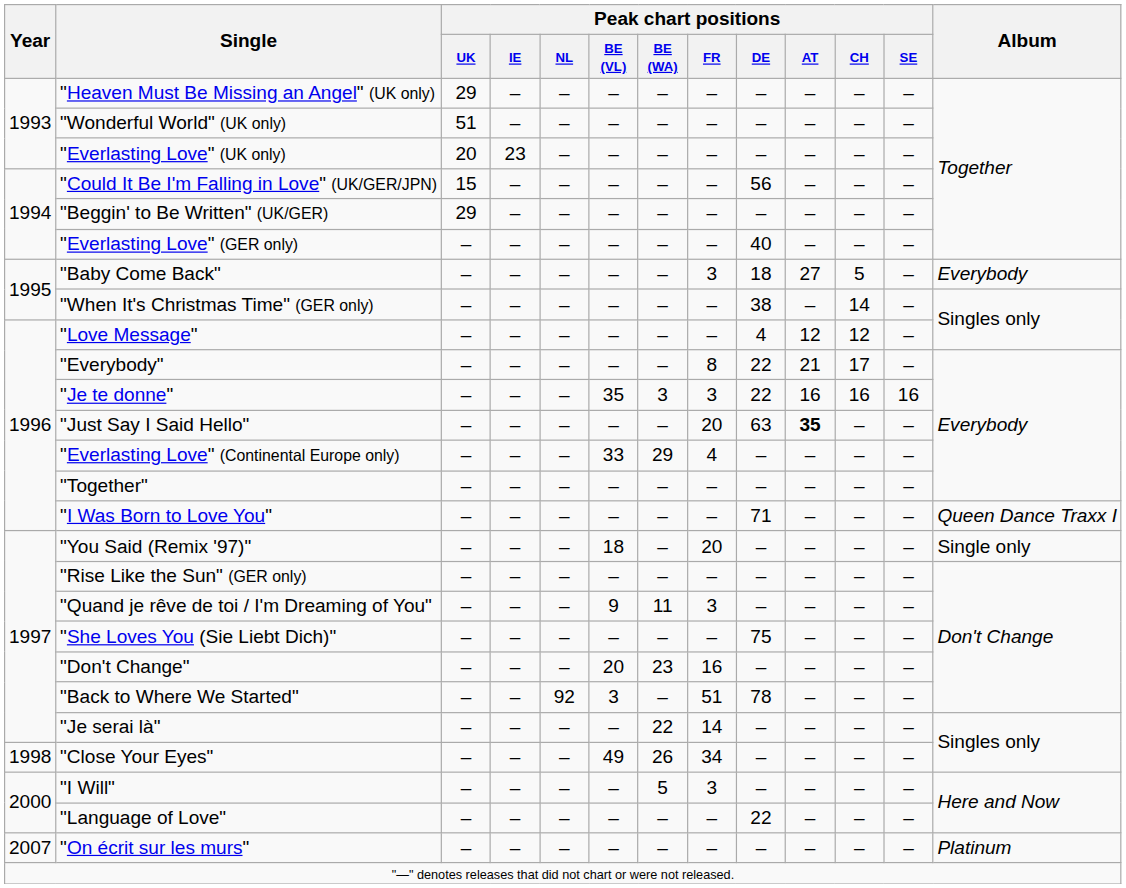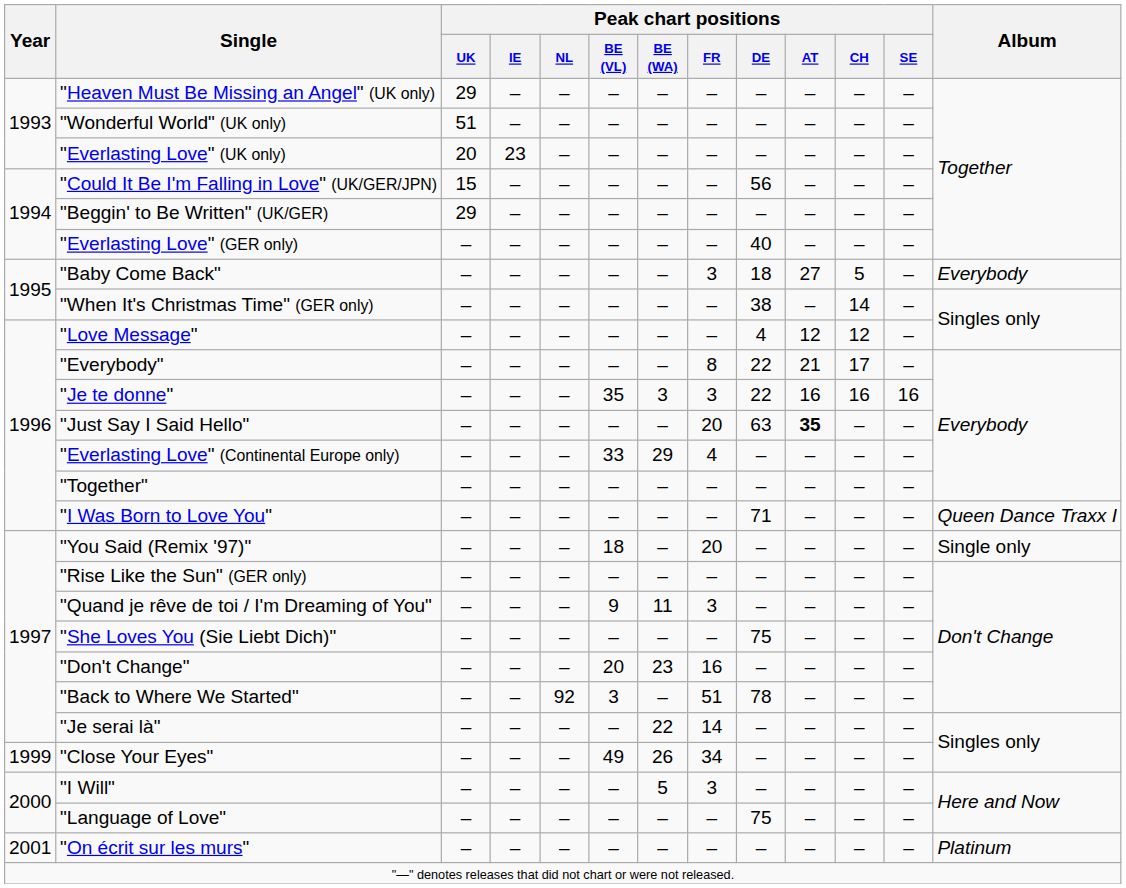(30, 757) 1998 -> (30, 757) 1999
(761, 817) 22 -> (761, 817) 75
(30, 847) 2007 -> (30, 847) 2001
